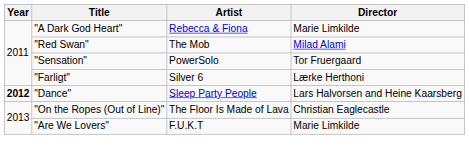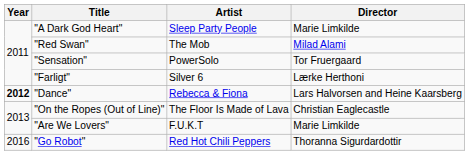(208, 28) Rebecca & Fiona -> (213, 28) Sleep Party People
(213, 93) Sleep Party People -> (208, 93) Rebecca & Fiona
+ row: (60, 142)
